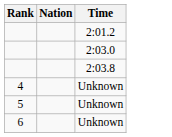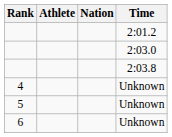+ column: (57, 13)
